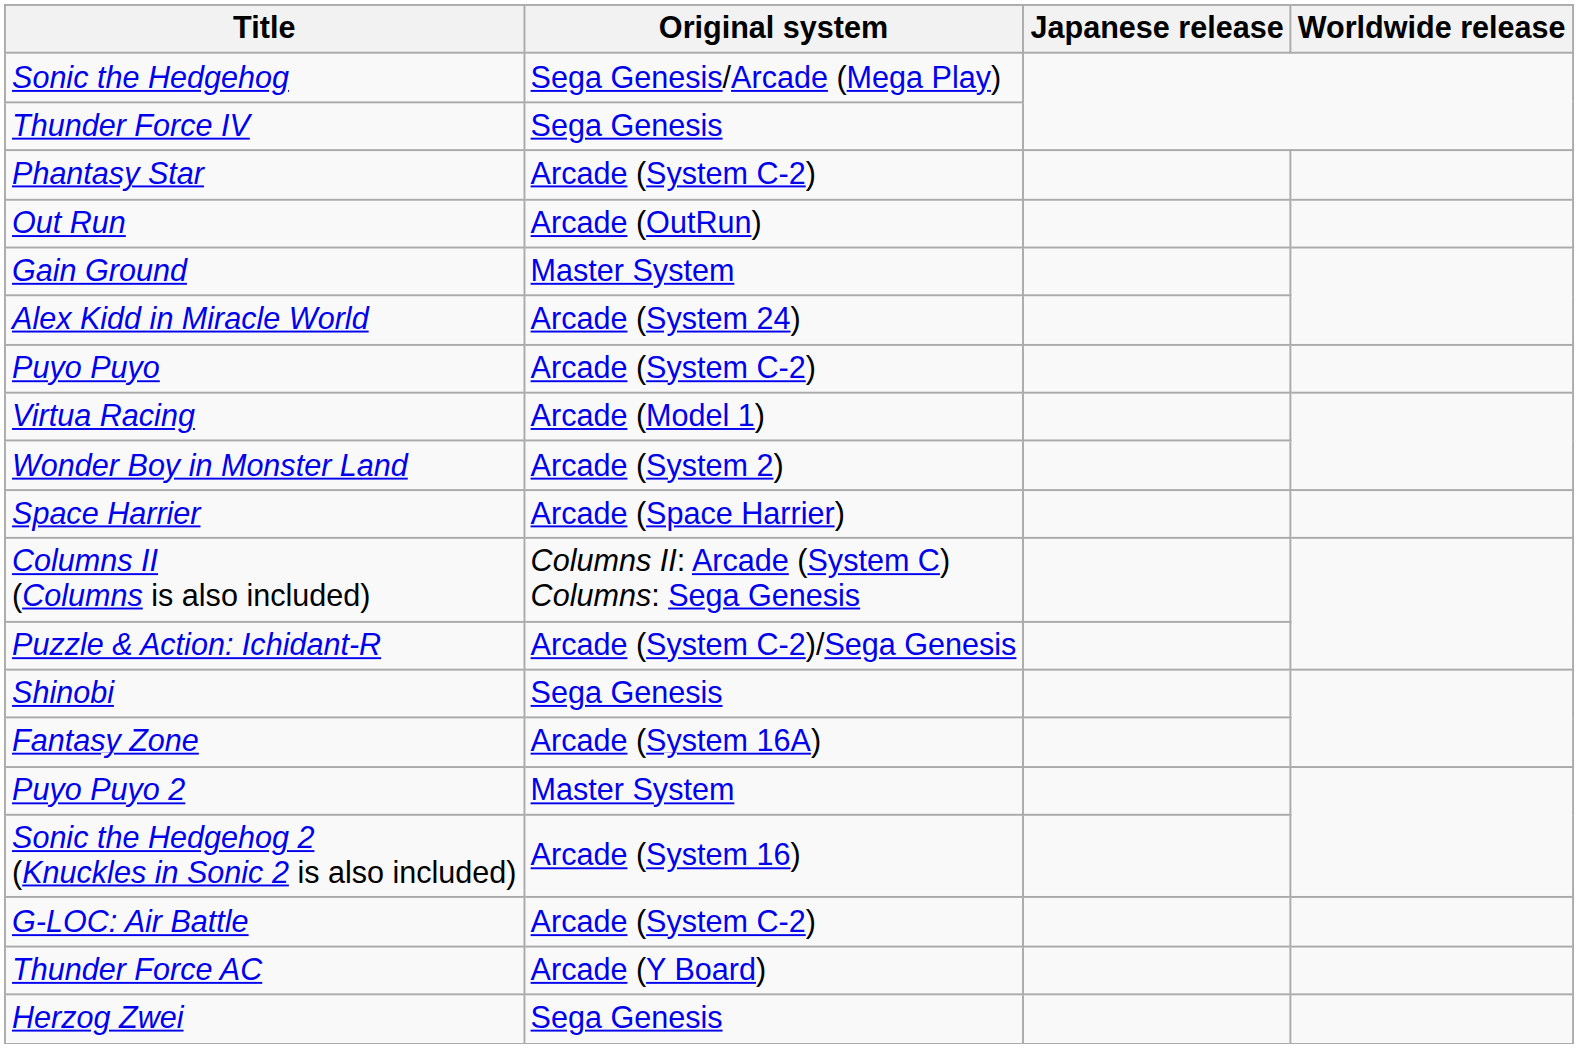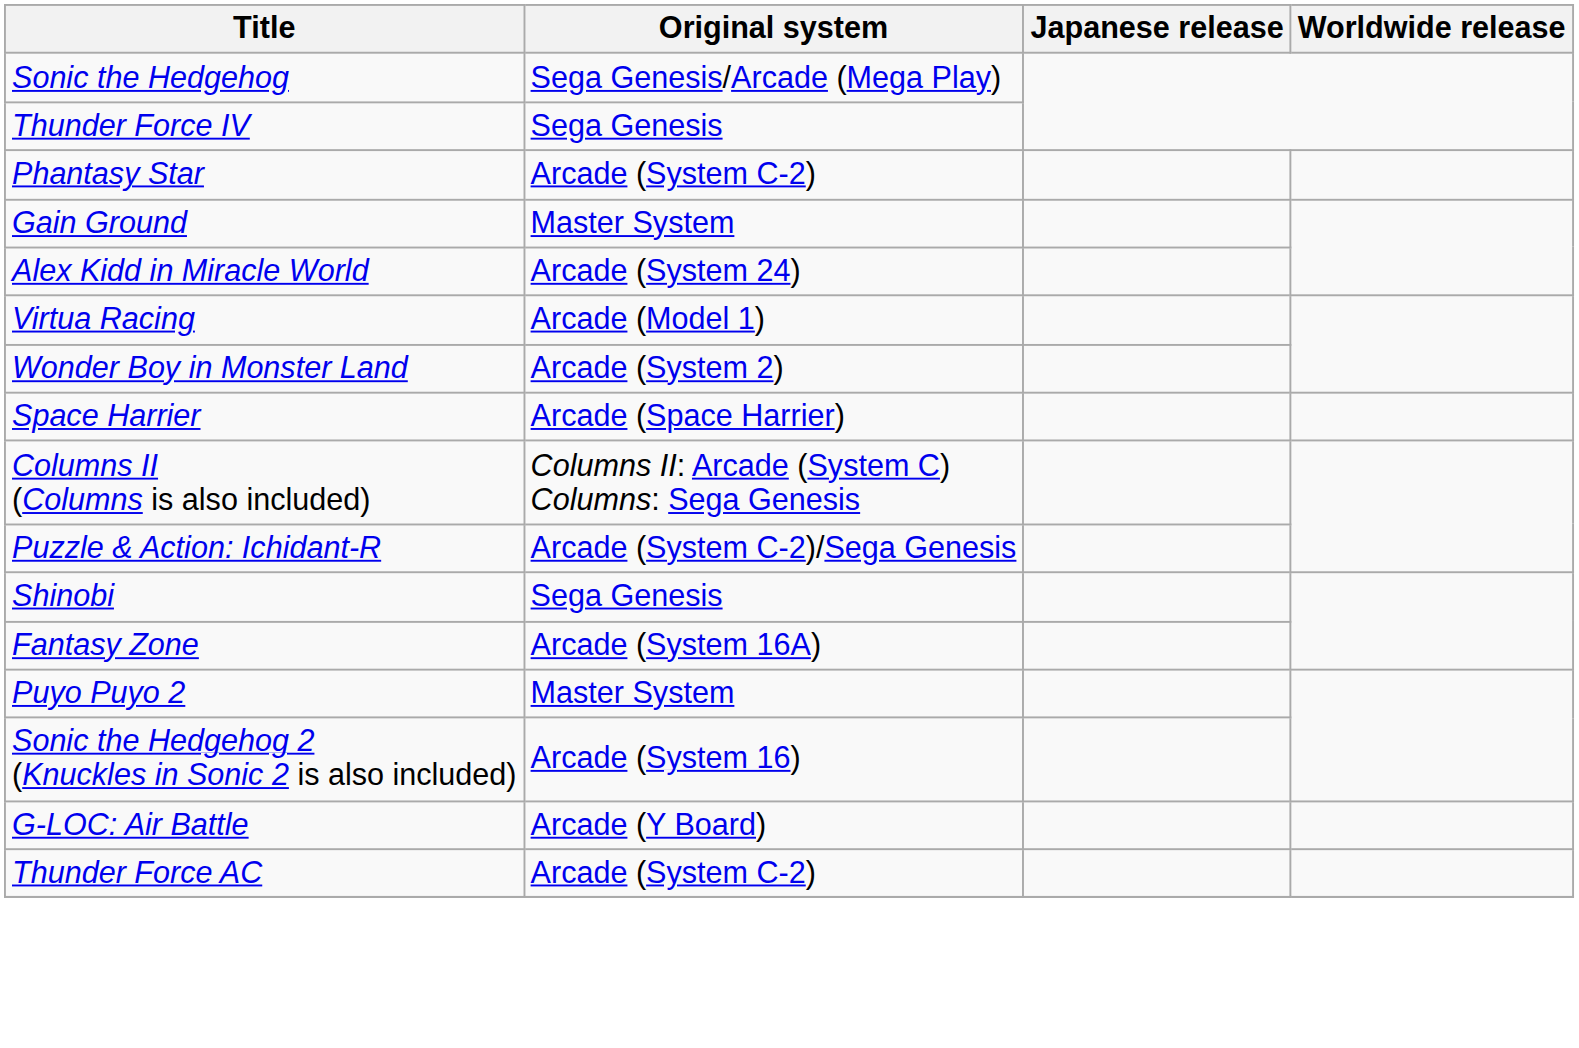- row: (69, 222)
- row: (86, 367)
(673, 921) Arcade (System C-2) -> (648, 824) Arcade (Y Board)
(648, 969) Arcade (Y Board) -> (673, 872) Arcade (System C-2)
- row: (98, 1018)
